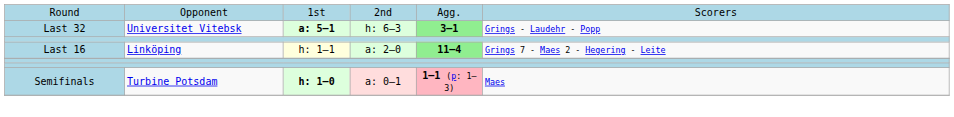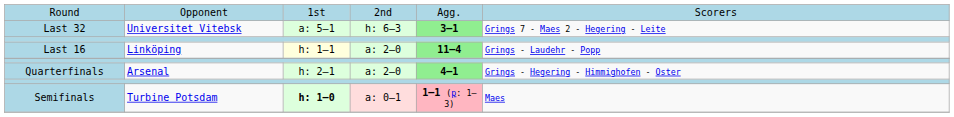(317, 29) bold -> (317, 29) normal
(543, 30) Grings - Laudehr - Popp -> (575, 30) Grings 7 - Maes 2 - Hegering - Leite
(575, 51) Grings 7 - Maes 2 - Hegering - Leite -> (543, 51) Grings - Laudehr - Popp
+ row: (65, 71)
